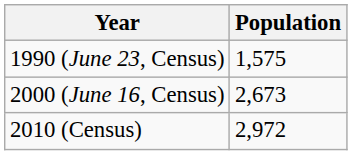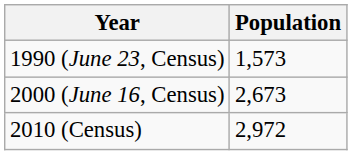(261, 58) 1,575 -> (261, 58) 1,573
